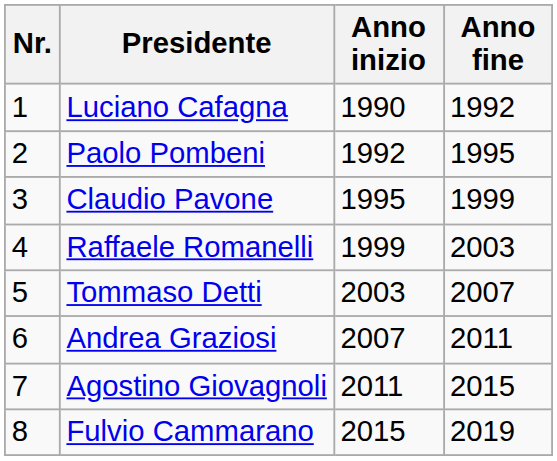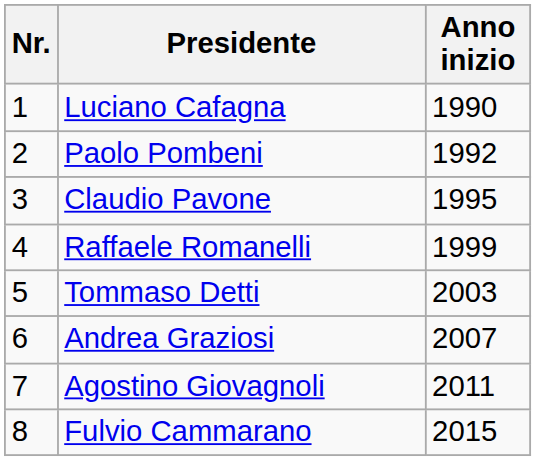- column: (498, 44)
